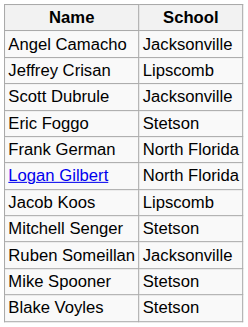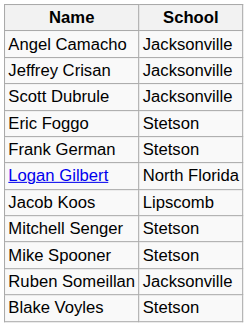(178, 70) Lipscomb -> (188, 70) Jacksonville
(191, 149) North Florida -> (171, 149) Stetson
rows swapped: (60, 281) <-> (72, 255)
